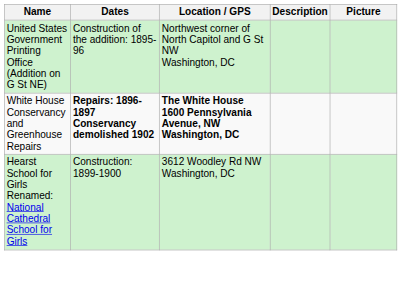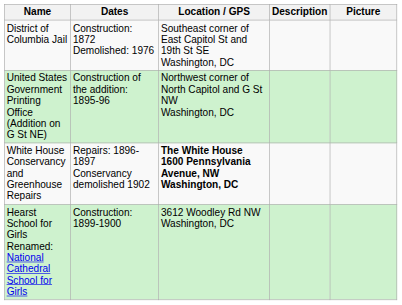+ row: (37, 34)
(114, 118) bold -> (111, 168) normal
